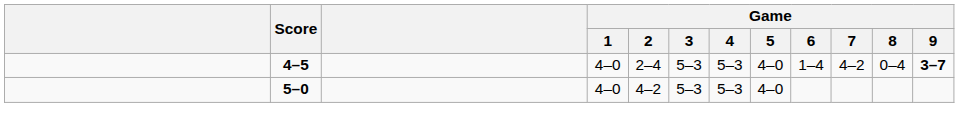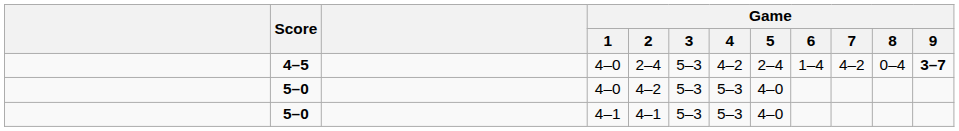(730, 65) 5–3 -> (730, 65) 4–2
(770, 65) 4–0 -> (770, 65) 2–4
+ row: (296, 114)
